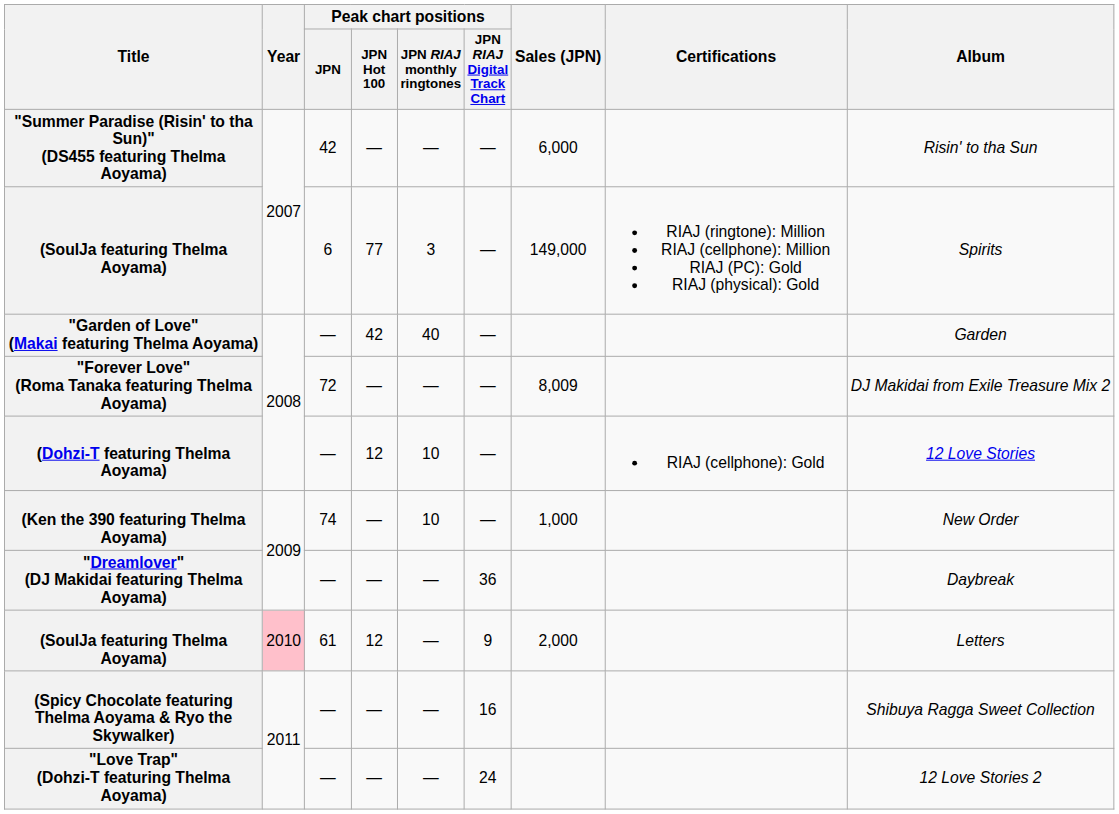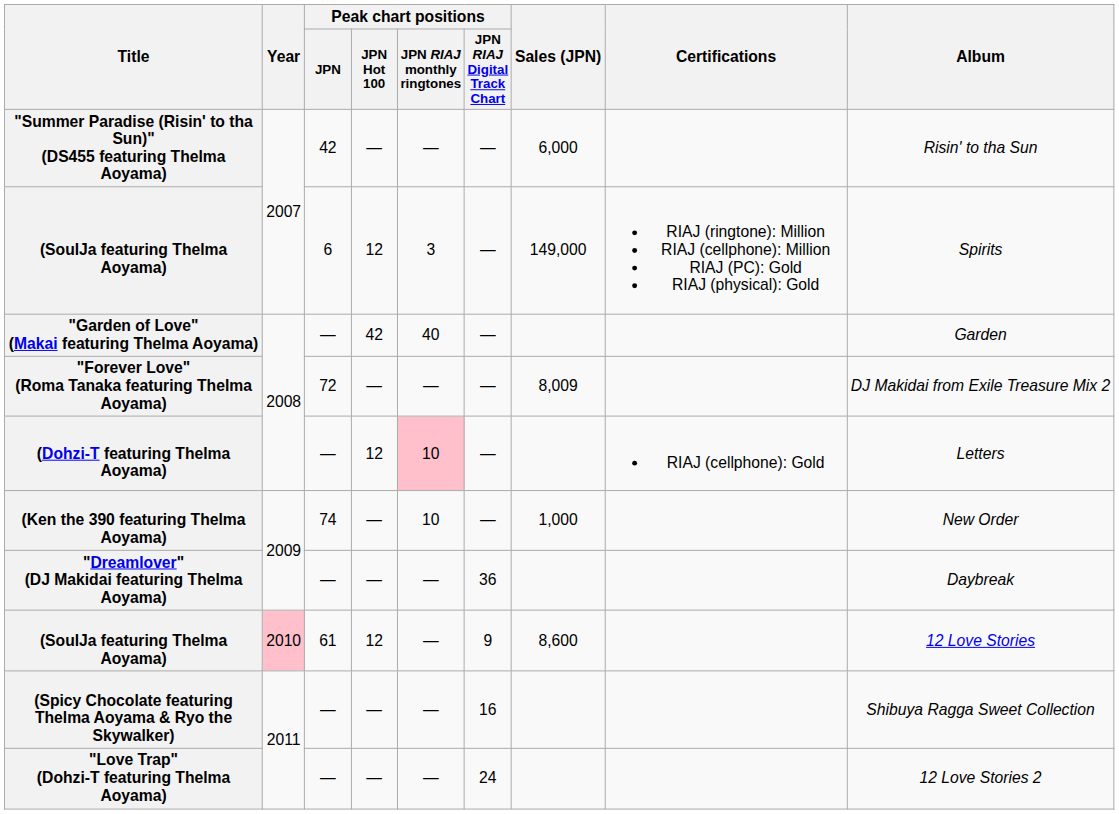(374, 250) 77 -> (374, 250) 12
(431, 453) no background -> (431, 453) pink background
(981, 453) 12 Love Stories -> (981, 453) Letters
(558, 640) 2,000 -> (558, 640) 8,600
(981, 640) Letters -> (981, 640) 12 Love Stories
